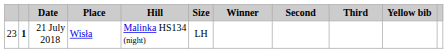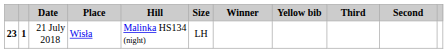columns swapped: (301, 12) <-> (409, 12)
(12, 34) normal -> (12, 34) bold
